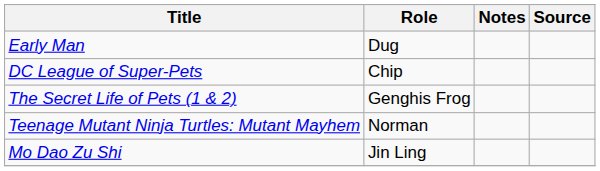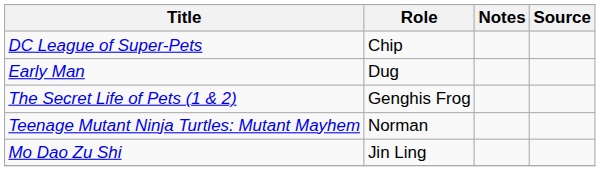rows swapped: (105, 71) <-> (47, 44)
